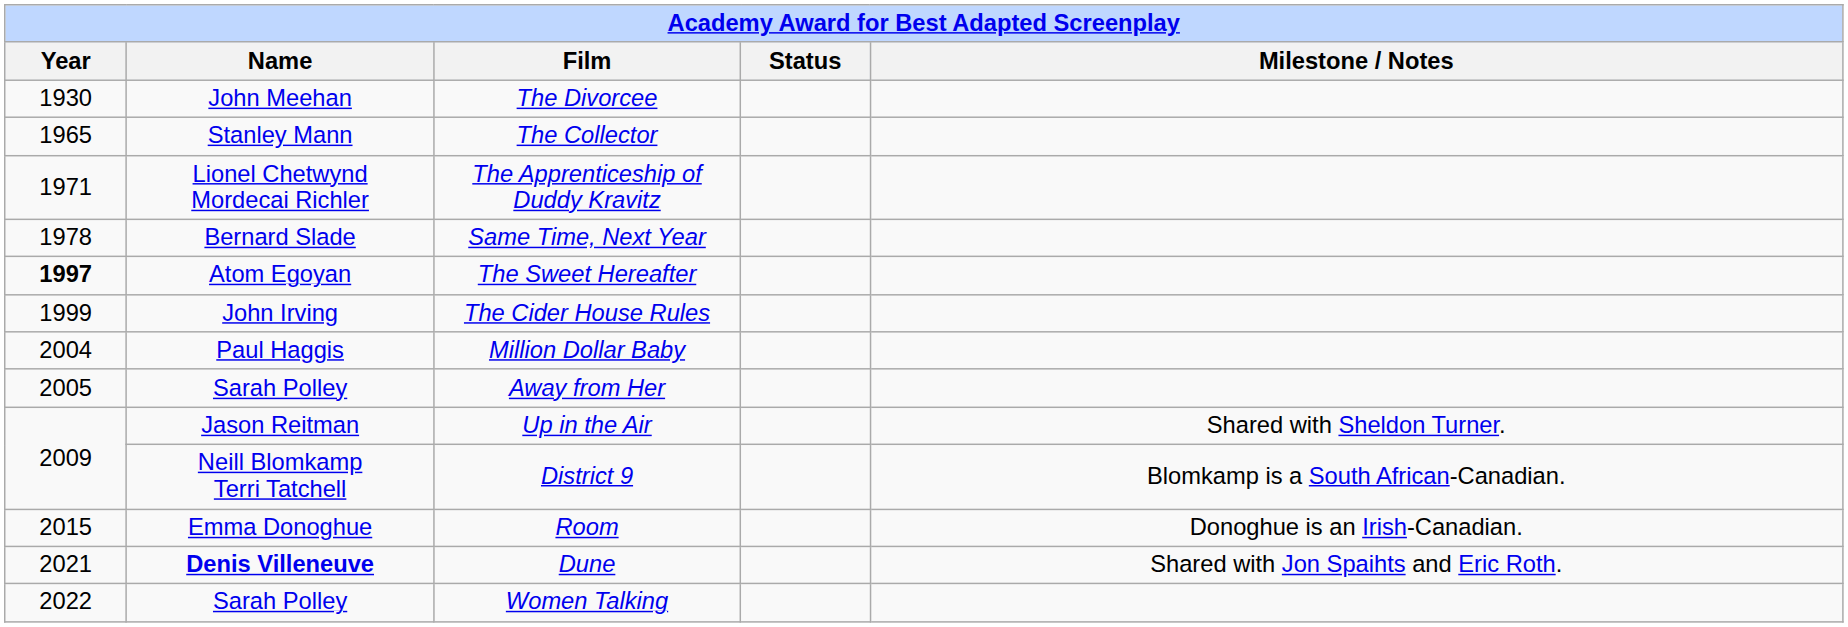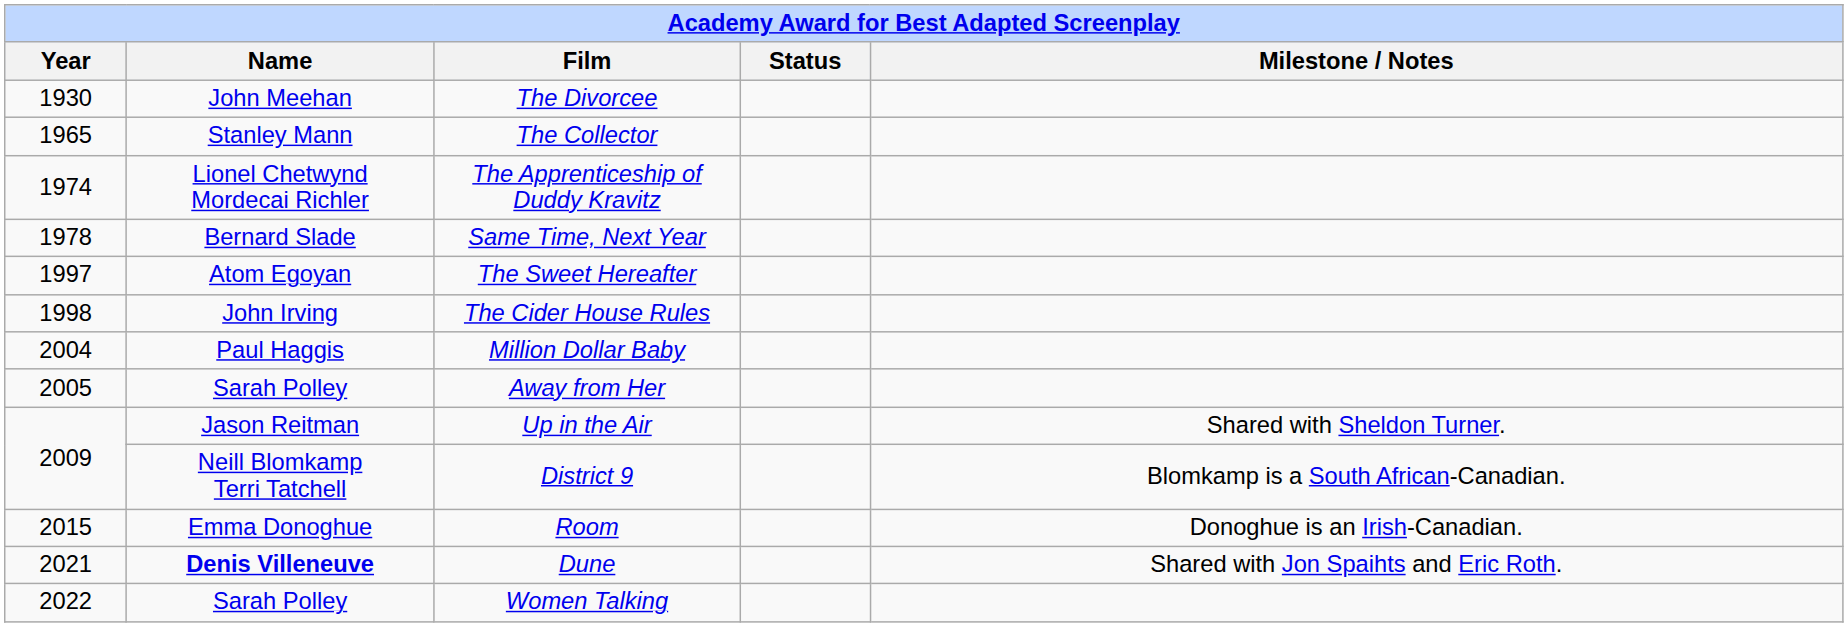(66, 186) 1971 -> (66, 186) 1974
(66, 275) bold -> (66, 275) normal
(66, 312) 1999 -> (66, 312) 1998
